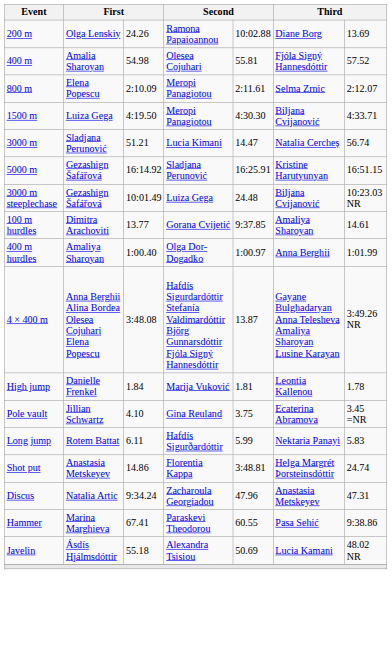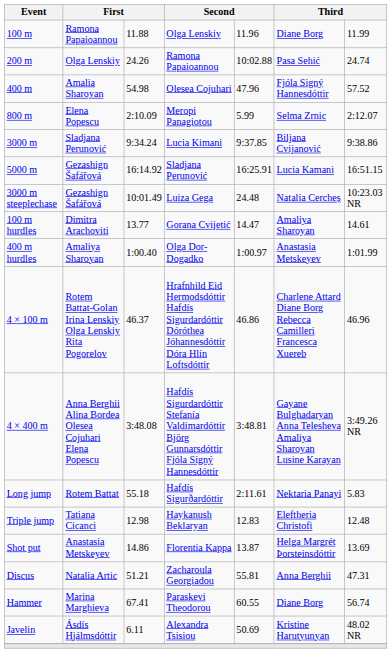+ row: (19, 34)
(299, 34) Diane Borg -> (298, 61) Pasa Sehić
(358, 34) 13.69 -> (358, 61) 24.74
(246, 61) 55.81 -> (248, 88) 47.96
(250, 88) 2:11.61 -> (245, 116) 5.99
- row: (22, 116)
(137, 143) 51.21 -> (141, 143) 9:34.24
(246, 143) 14.47 -> (252, 143) 9:37.85
(307, 143) Natalia Cercheș -> (299, 143) Biljana Cvijanović
(358, 143) 56.74 -> (362, 143) 9:38.86
(302, 170) Kristine Harutyunyan -> (305, 170) Lucia Kamani
(297, 198) Biljana Cvijanović -> (309, 198) Natalia Cercheș
(250, 225) 9:37.85 -> (248, 225) 14.47
(303, 252) Anna Berghii -> (299, 252) Anastasia Metskeyev
+ row: (27, 319)
(246, 319) 13.87 -> (252, 426) 3:48.81
- row: (28, 386)
- row: (27, 414)
(135, 441) 6.11 -> (137, 493) 55.18
(244, 441) 5.99 -> (251, 493) 2:11.61
+ row: (30, 520)
(250, 468) 3:48.81 -> (248, 548) 13.87
(358, 468) 24.74 -> (358, 548) 13.69
(141, 496) 9:34.24 -> (137, 575) 51.21
(246, 496) 47.96 -> (248, 575) 55.81
(297, 496) Anastasia Metskeyev -> (304, 575) Anna Berghii
(297, 523) Pasa Sehić -> (300, 602) Diane Borg
(362, 523) 9:38.86 -> (358, 602) 56.74
(137, 550) 55.18 -> (135, 630) 6.11
(304, 550) Lucia Kamani -> (303, 630) Kristine Harutyunyan
